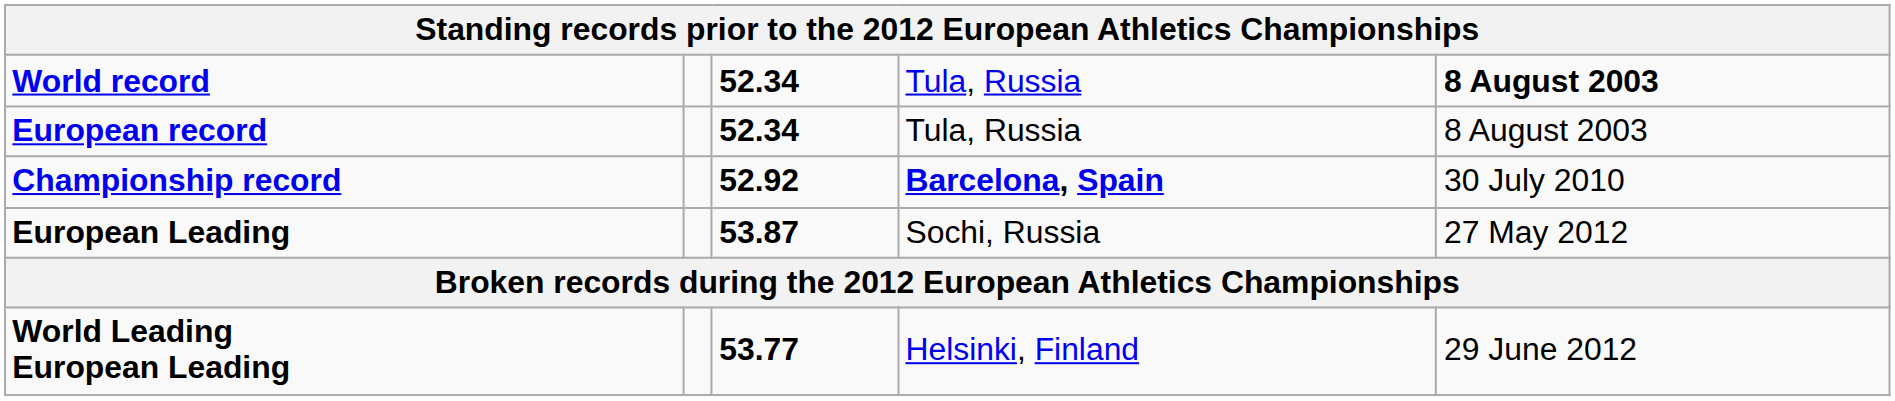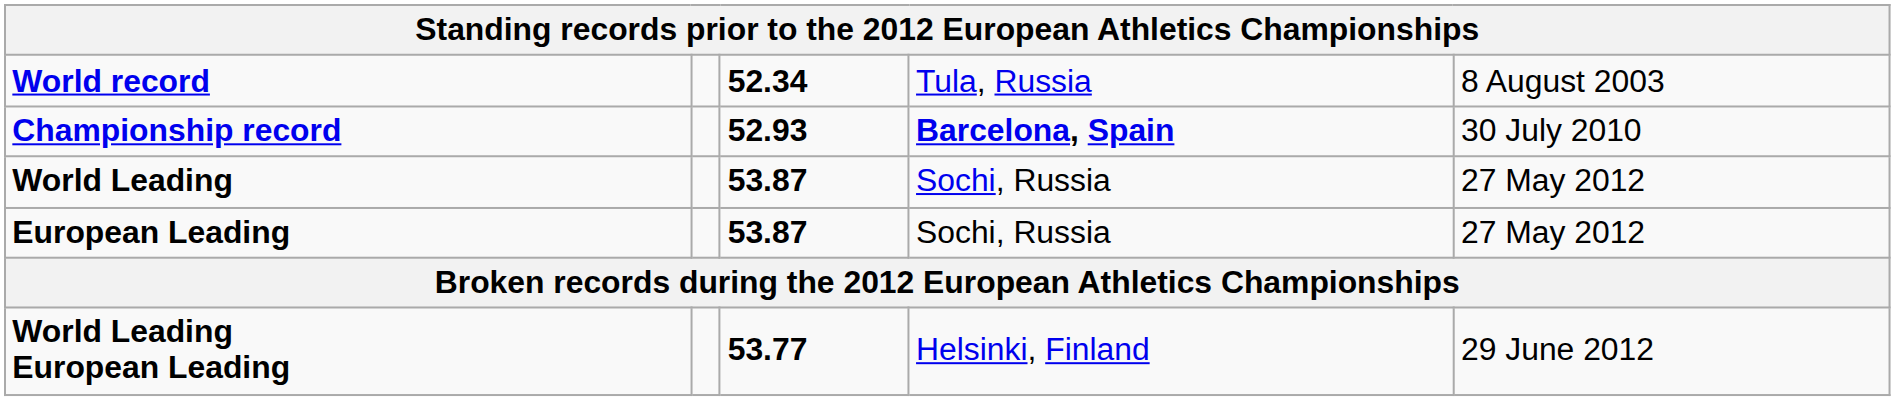(1551, 80) bold -> (1563, 80) normal
- row: (140, 130)
(759, 181) 52.92 -> (768, 130) 52.93
+ row: (123, 181)
